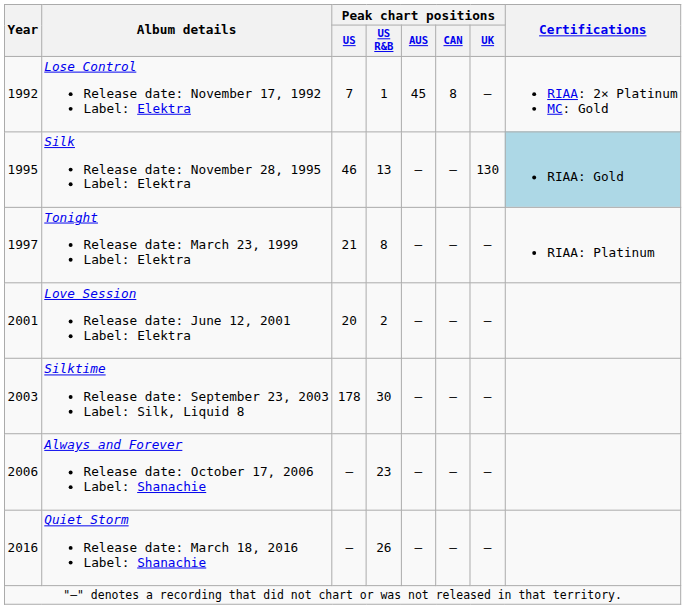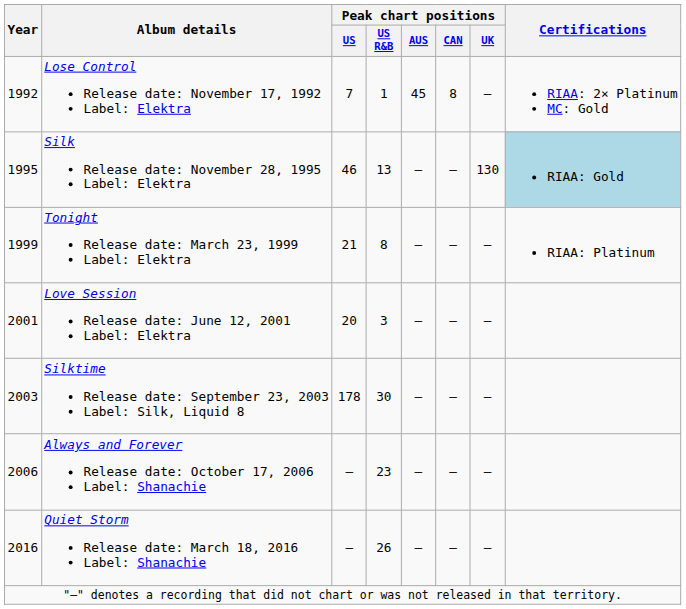(23, 245) 1997 -> (23, 245) 1999
(384, 321) 2 -> (384, 321) 3
